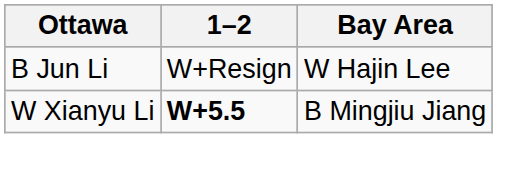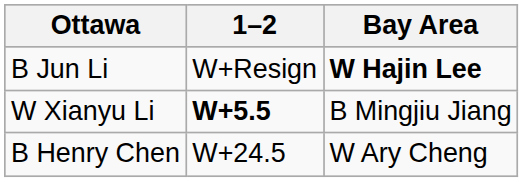(377, 68) normal -> (406, 68) bold
+ row: (95, 153)
